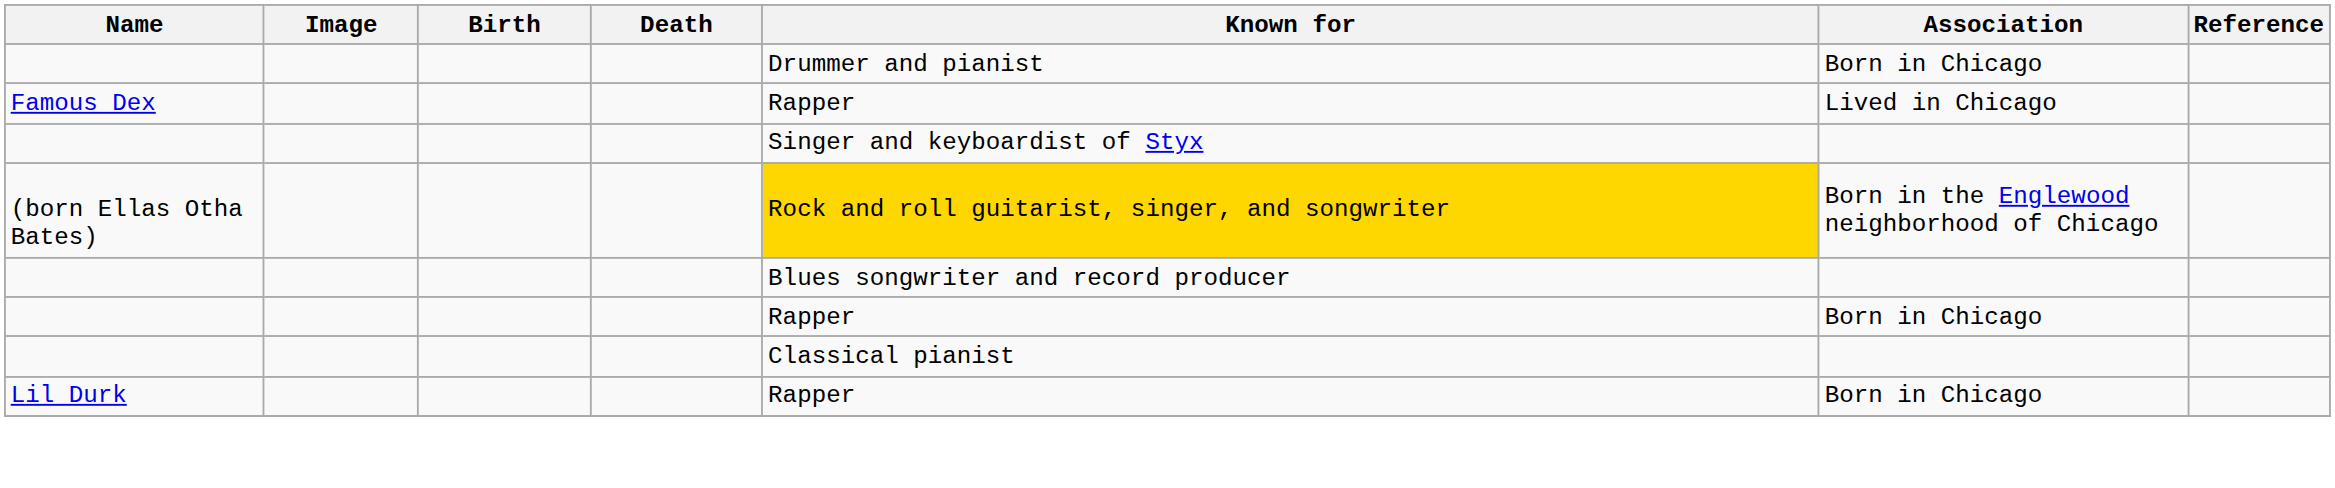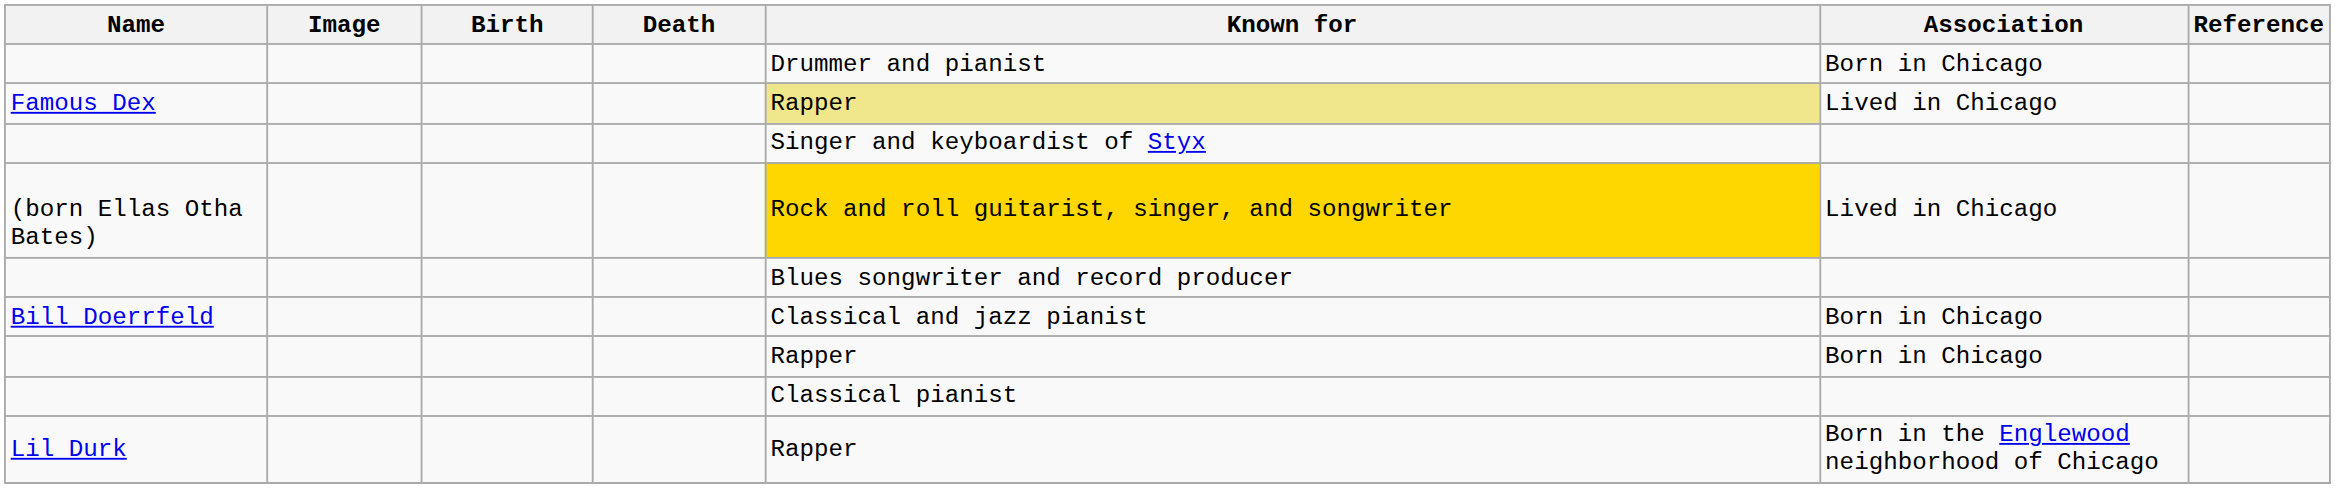(812, 103) no background -> (814, 103) khaki background
(1992, 210) Born in the Englewood neighborhood of Chicago -> (1941, 210) Lived in Chicago
+ row: (112, 317)
(1934, 396) Born in Chicago -> (1992, 449) Born in the Englewood neighborhood of Chicago
